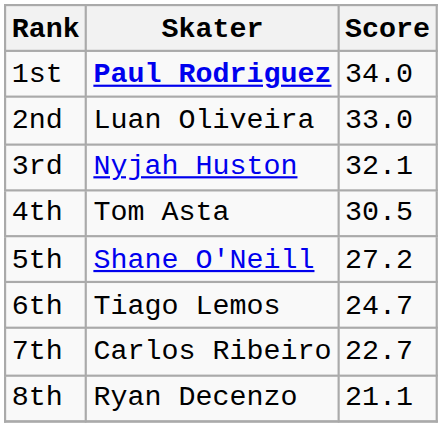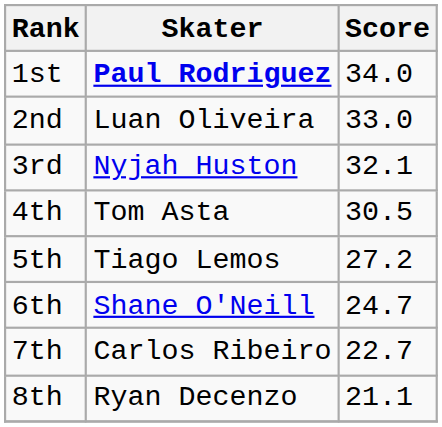(204, 259) Shane O'Neill -> (187, 259) Tiago Lemos
(187, 305) Tiago Lemos -> (204, 305) Shane O'Neill
